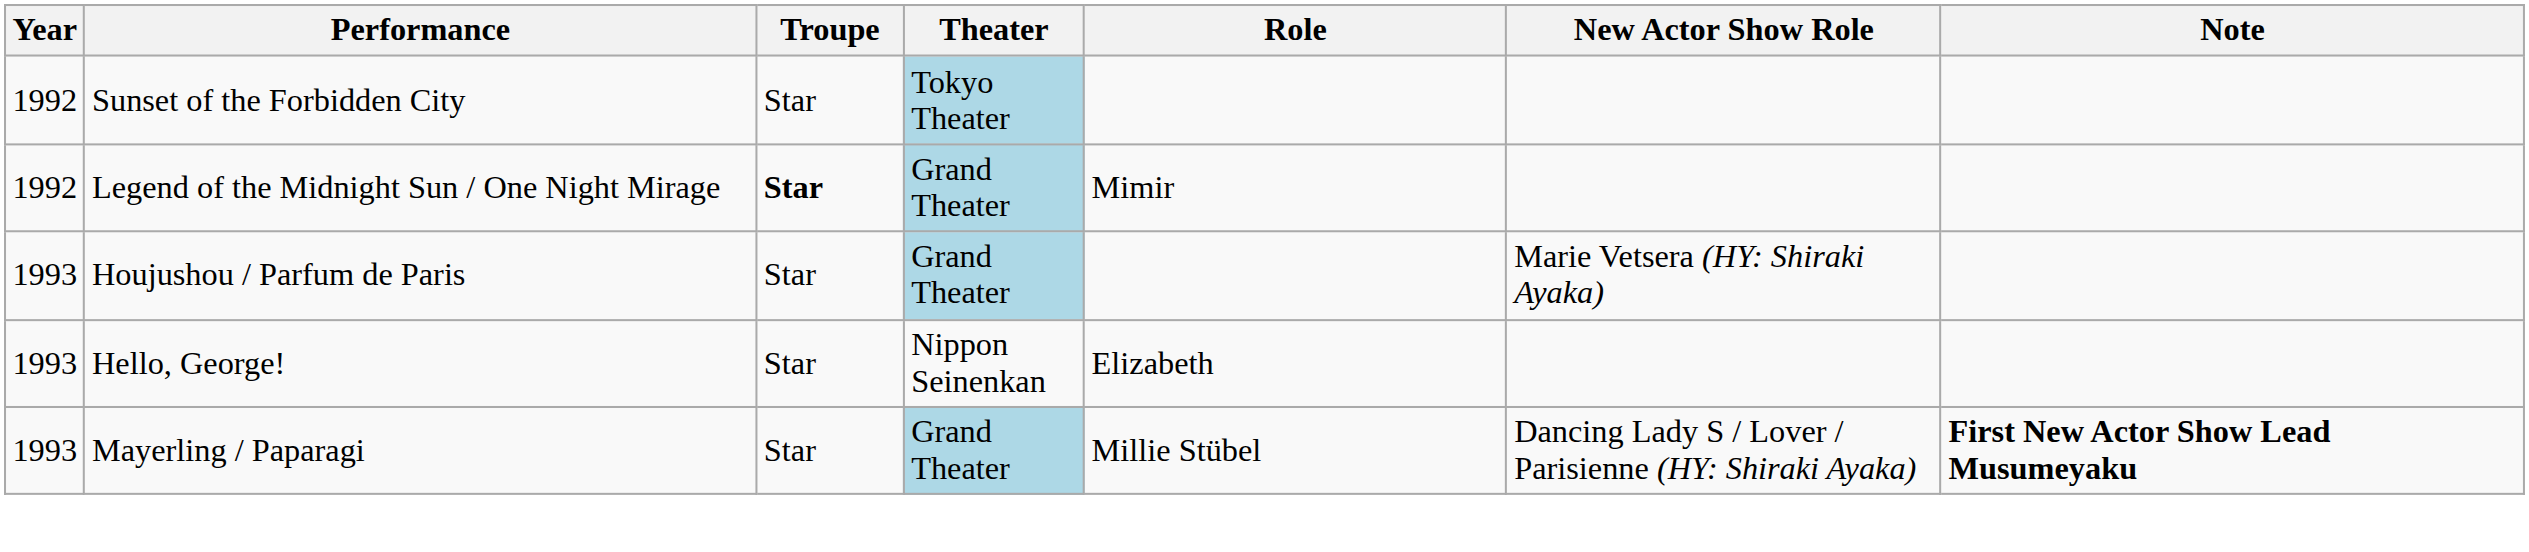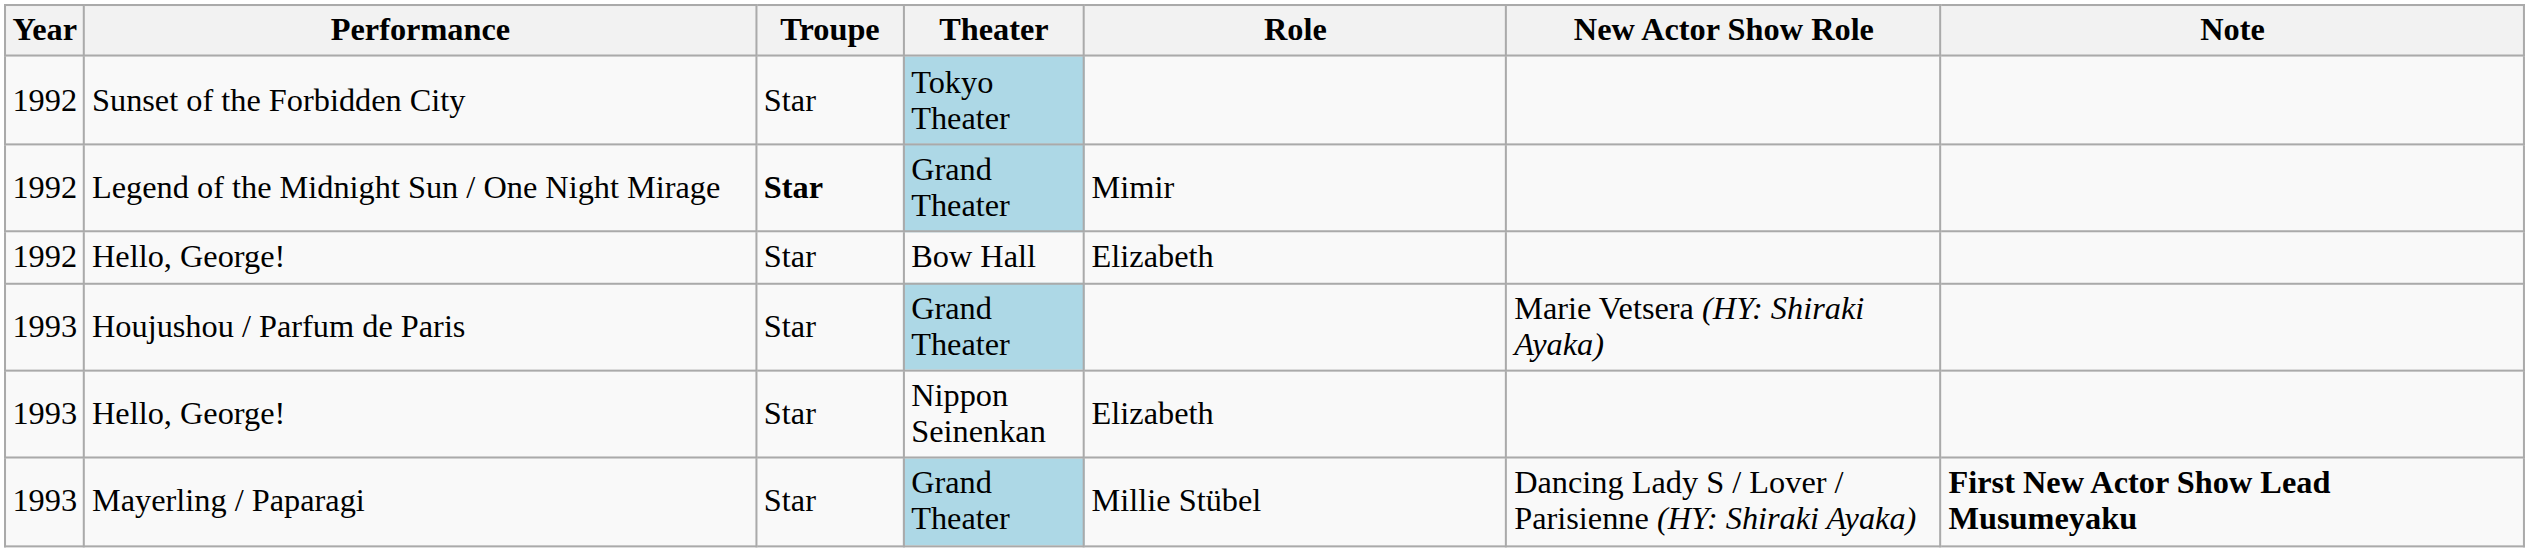+ row: (189, 256)
